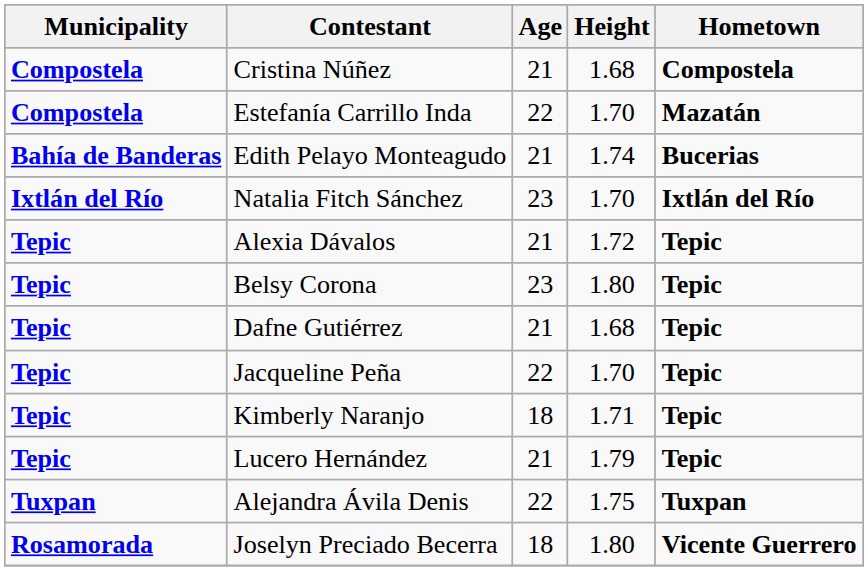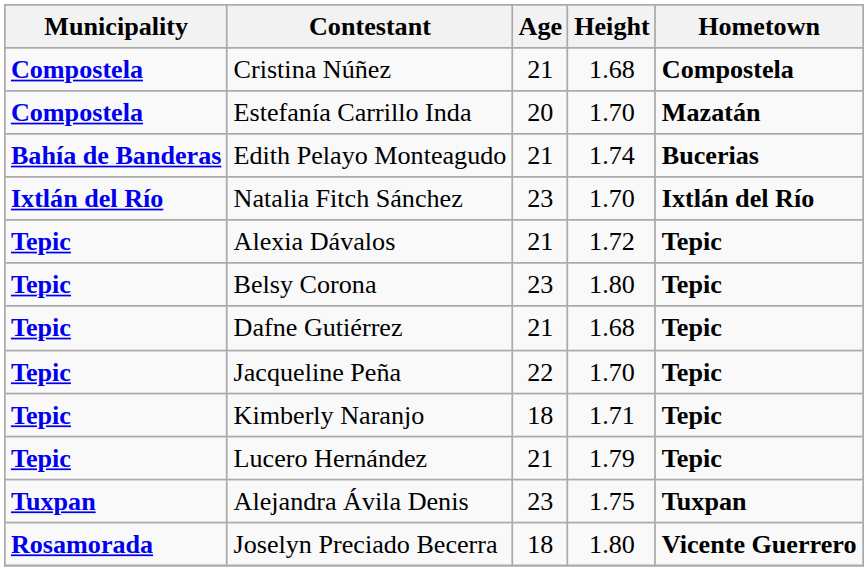(540, 112) 22 -> (540, 112) 20
(540, 500) 22 -> (540, 500) 23
